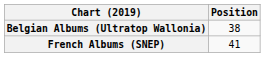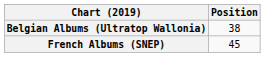(234, 44) 41 -> (234, 44) 45
